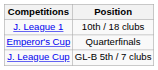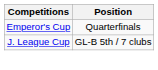- row: (38, 27)
